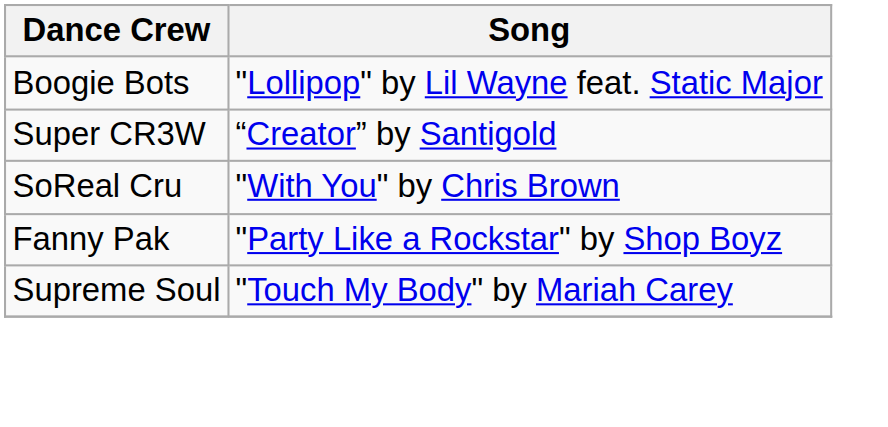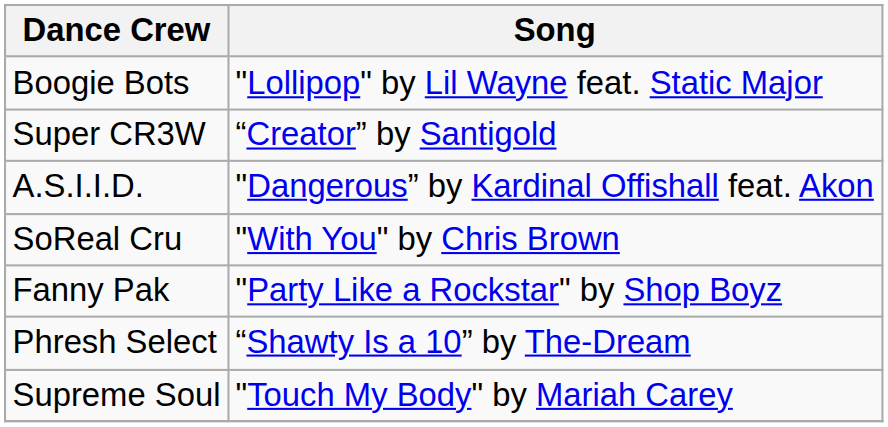+ row: (78, 186)
+ row: (115, 342)
